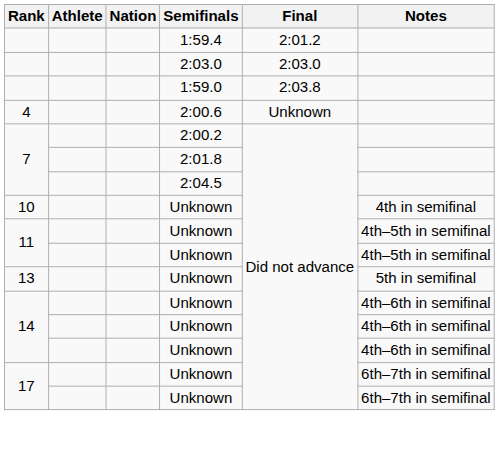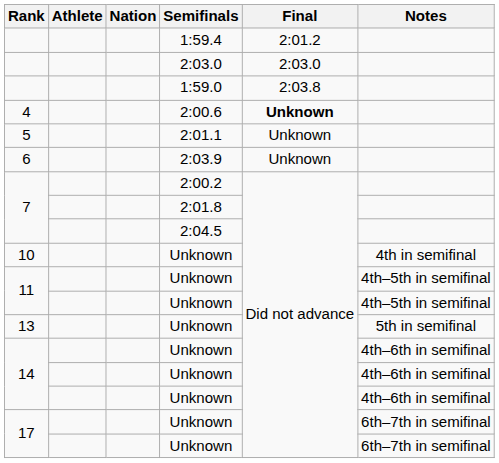(300, 111) normal -> (300, 111) bold
+ row: (26, 135)
+ row: (26, 159)
